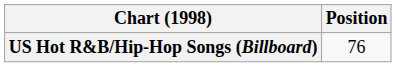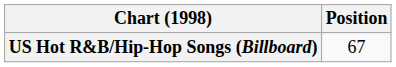(357, 47) 76 -> (357, 47) 67
